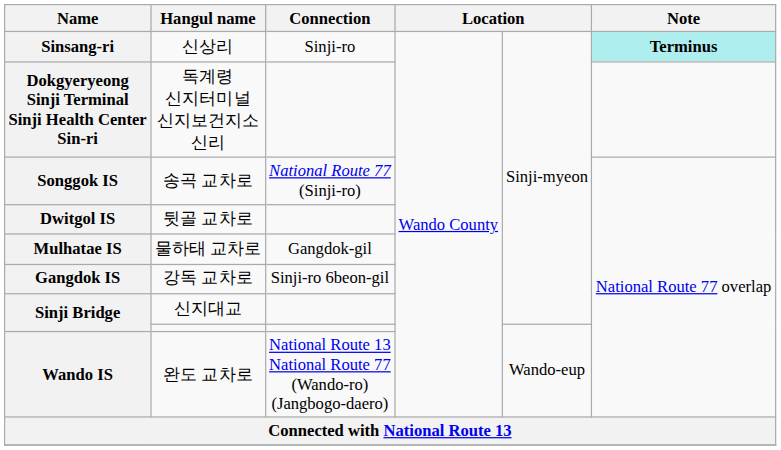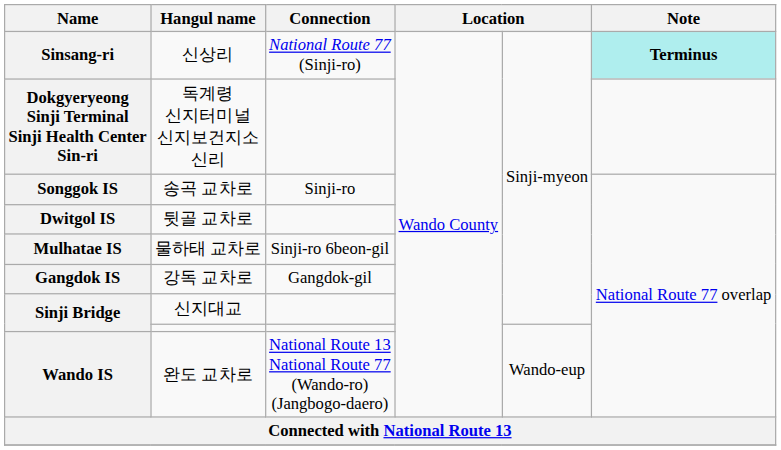(330, 46) Sinji-ro -> (330, 54) National Route 77 (Sinji-ro)
(330, 180) National Route 77 (Sinji-ro) -> (330, 188) Sinji-ro
(330, 248) Gangdok-gil -> (330, 248) Sinji-ro 6beon-gil
(330, 278) Sinji-ro 6beon-gil -> (330, 278) Gangdok-gil
